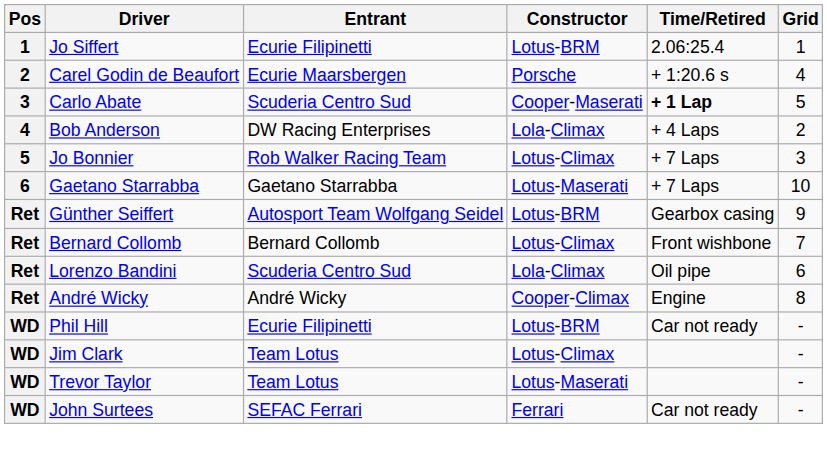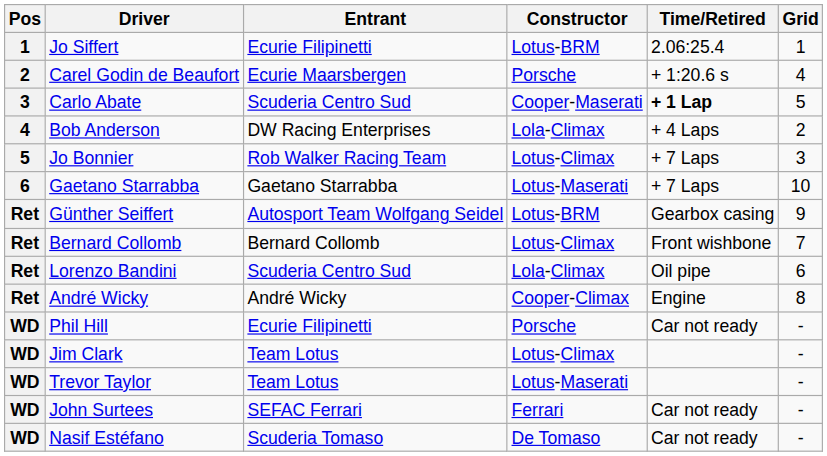(556, 326) Lotus-BRM -> (544, 326) Porsche
+ row: (106, 437)
